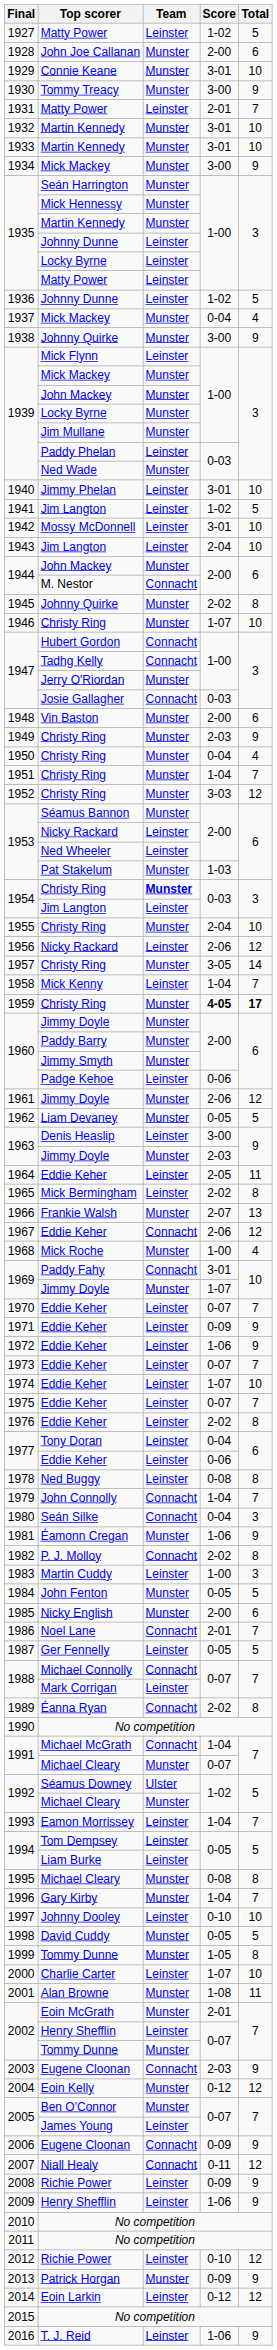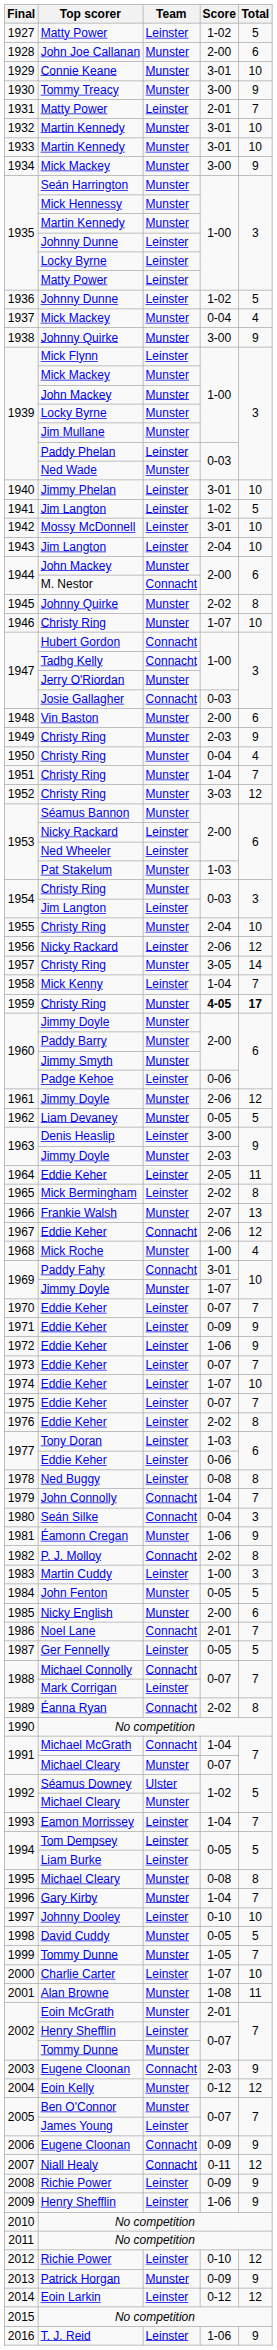(169, 889) bold -> (167, 889) normal
(219, 1441) 0-04 -> (219, 1441) 1-03
(255, 1955) 8 -> (255, 1955) 7
